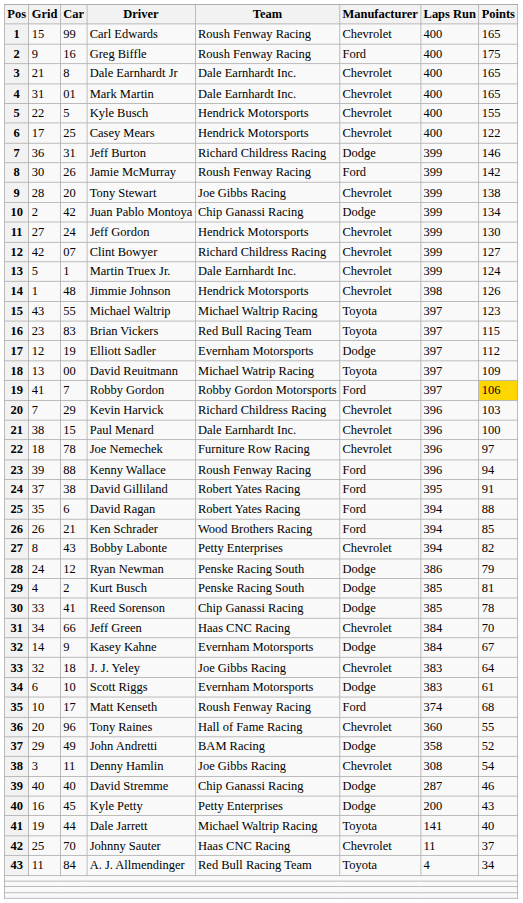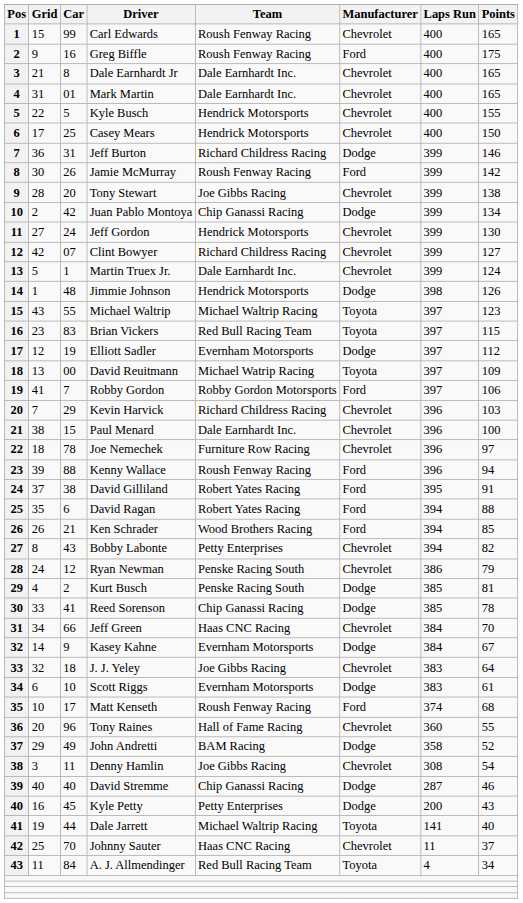(491, 133) 122 -> (491, 133) 150
(367, 291) Chevrolet -> (359, 291) Dodge
(491, 390) gold background -> (491, 390) no background
(359, 568) Dodge -> (367, 568) Chevrolet
